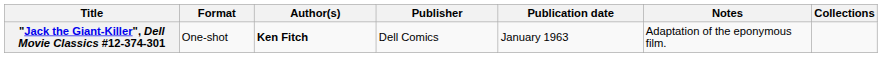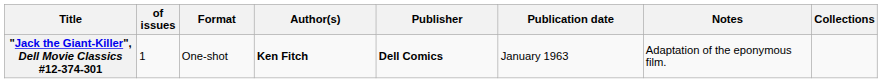+ column: (158, 19)
(409, 37) normal -> (411, 56) bold
